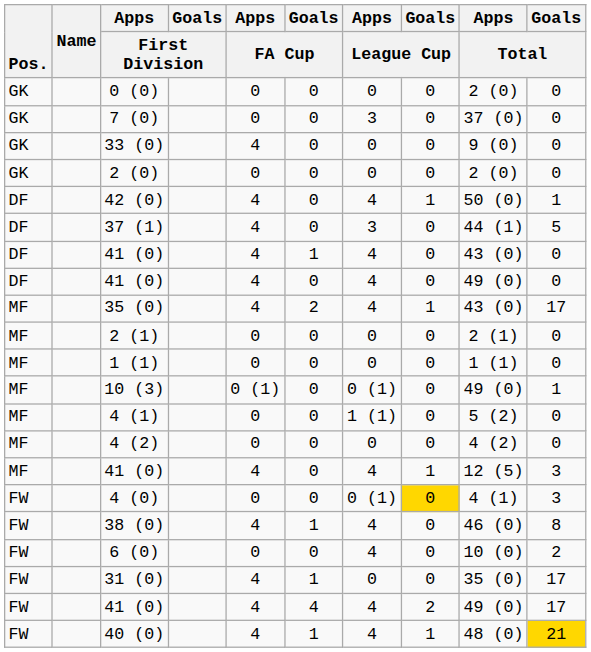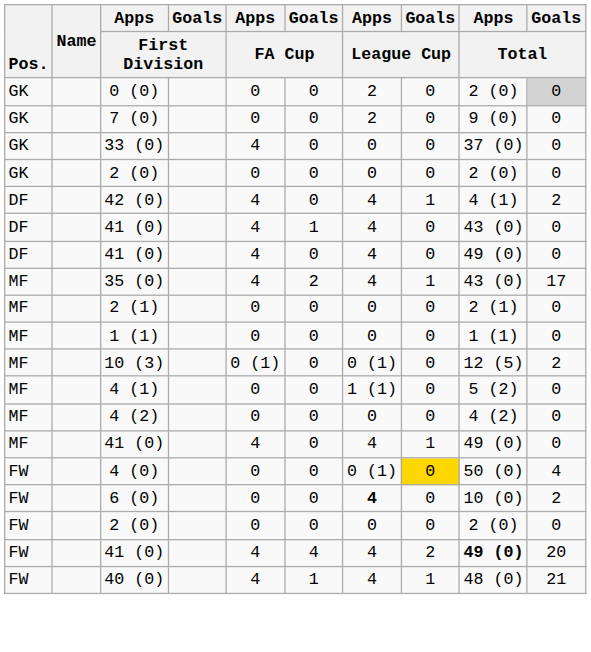(372, 92) 0 -> (372, 92) 2
(556, 92) no background -> (556, 92) lightgrey background
(372, 119) 3 -> (372, 119) 2
(493, 119) 37 (0) -> (493, 119) 9 (0)
(493, 146) 9 (0) -> (493, 146) 37 (0)
(493, 200) 50 (0) -> (493, 200) 4 (1)
(556, 200) 1 -> (556, 200) 2
- row: (19, 227)
(493, 390) 49 (0) -> (493, 363) 12 (5)
(556, 390) 1 -> (556, 363) 2
(493, 471) 12 (5) -> (493, 444) 49 (0)
(556, 471) 3 -> (556, 444) 0
(493, 498) 4 (1) -> (493, 471) 50 (0)
(556, 498) 3 -> (556, 471) 4
- row: (19, 526)
(372, 553) normal -> (372, 498) bold
- row: (19, 580)
+ row: (19, 526)
(493, 607) normal -> (493, 553) bold
(556, 607) 17 -> (556, 553) 20
(556, 634) gold background -> (556, 580) no background
